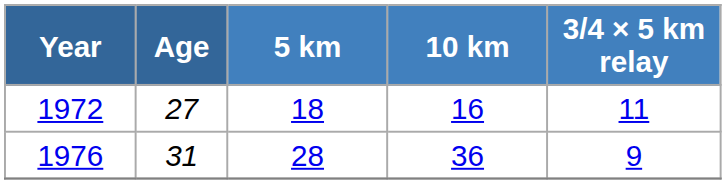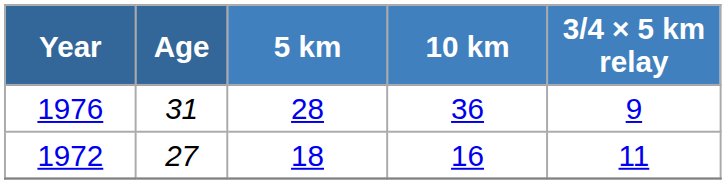rows swapped: (70, 109) <-> (70, 156)
